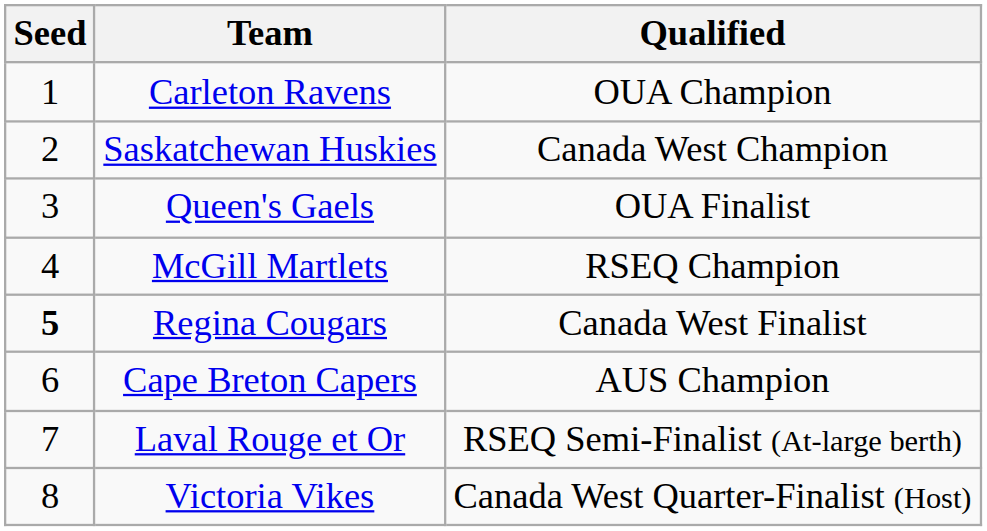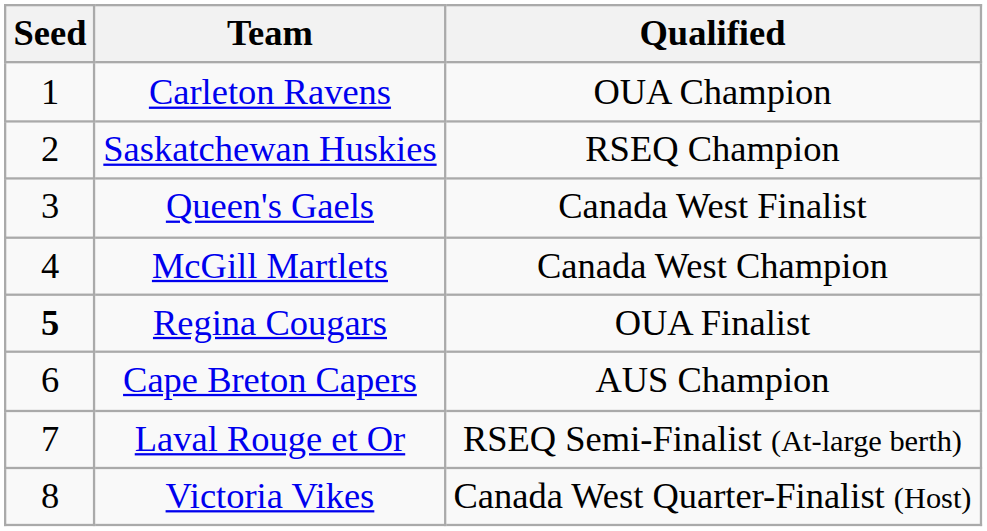(712, 149) Canada West Champion -> (712, 149) RSEQ Champion
(712, 206) OUA Finalist -> (712, 206) Canada West Finalist
(712, 264) RSEQ Champion -> (712, 264) Canada West Champion
(712, 322) Canada West Finalist -> (712, 322) OUA Finalist
